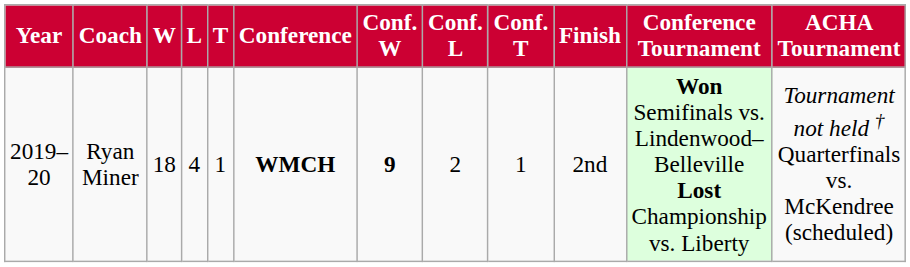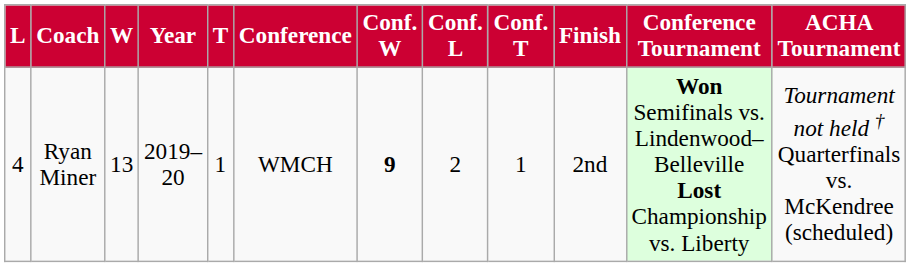columns swapped: (39, 35) <-> (194, 35)
(164, 164) 18 -> (122, 164) 13
(295, 164) bold -> (295, 164) normal
